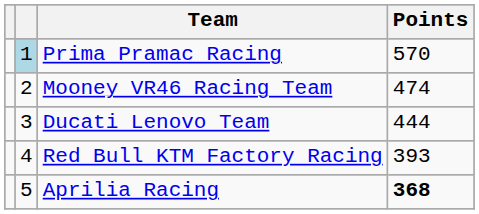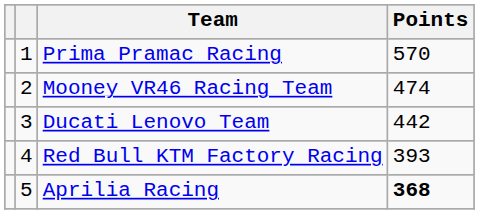(26, 56) lightblue background -> (26, 56) no background
(412, 124) 444 -> (412, 124) 442
